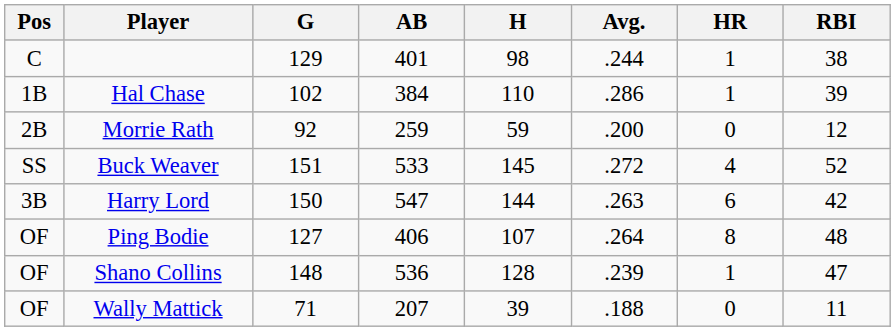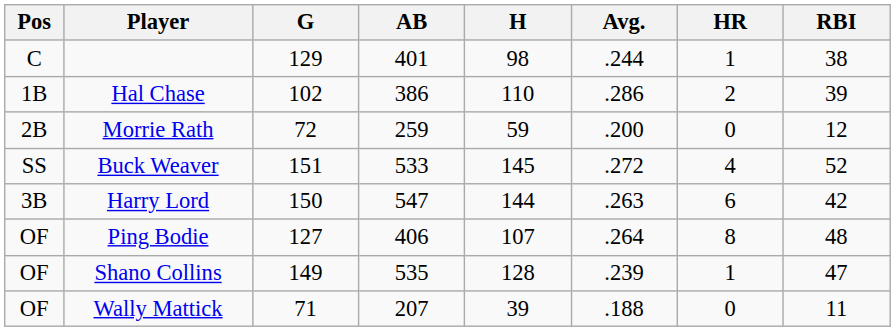(412, 93) 384 -> (412, 93) 386
(730, 93) 1 -> (730, 93) 2
(305, 129) 92 -> (305, 129) 72
(305, 272) 148 -> (305, 272) 149
(412, 272) 536 -> (412, 272) 535
